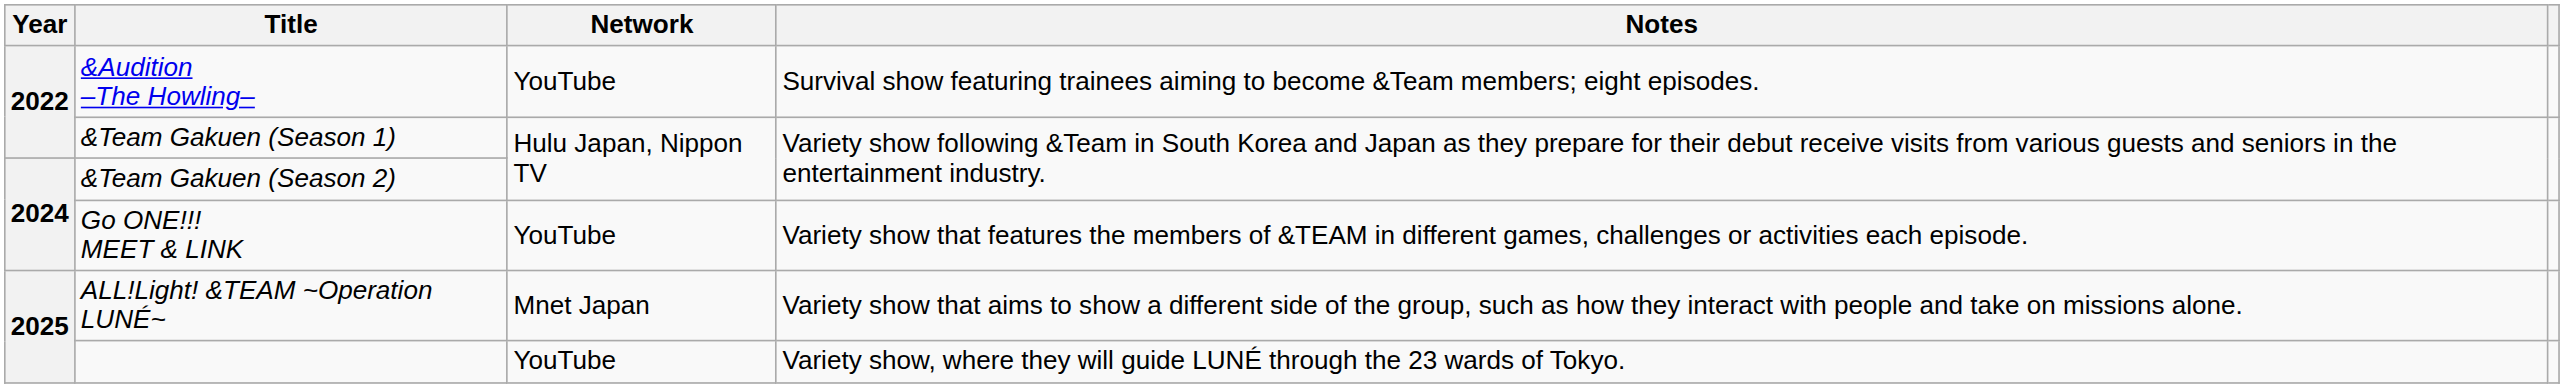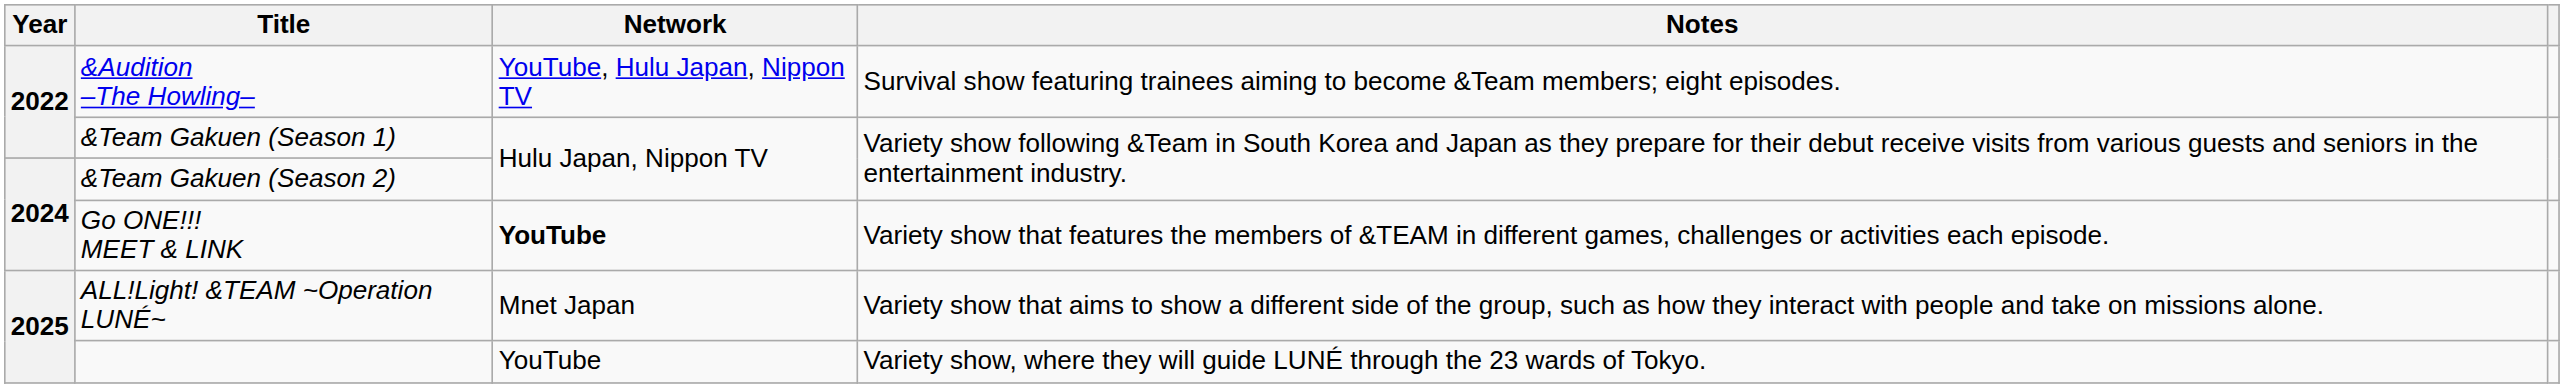(565, 81) YouTube -> (672, 81) YouTube, Hulu Japan, Nippon TV
(565, 234) normal -> (553, 234) bold
